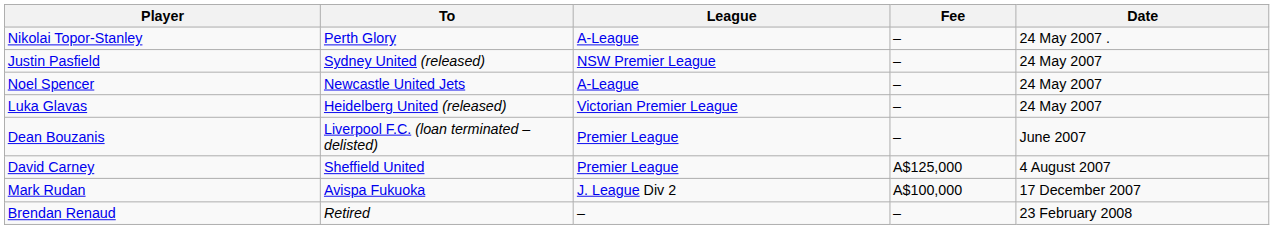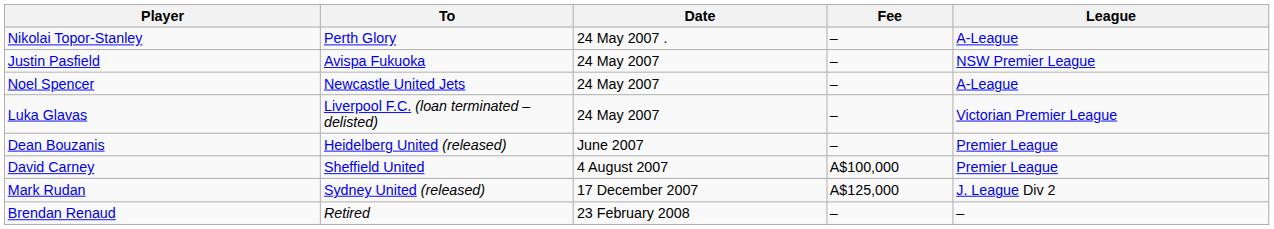columns swapped: (732, 16) <-> (1143, 16)
(405, 61) Sydney United (released) -> (375, 61) Avispa Fukuoka
(415, 106) Heidelberg United (released) -> (427, 114) Liverpool F.C. (loan terminated – delisted)
(427, 137) Liverpool F.C. (loan terminated – delisted) -> (415, 145) Heidelberg United (released)
(928, 168) A$125,000 -> (864, 168) A$100,000
(375, 190) Avispa Fukuoka -> (405, 190) Sydney United (released)
(928, 190) A$100,000 -> (864, 190) A$125,000
